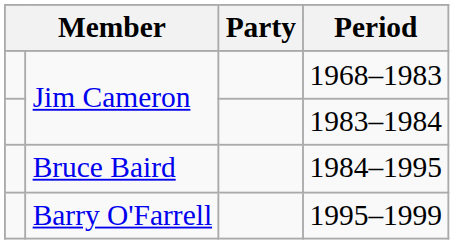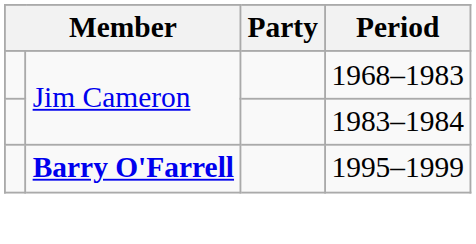- row: (376, 167)
(122, 214) normal -> (133, 167) bold
